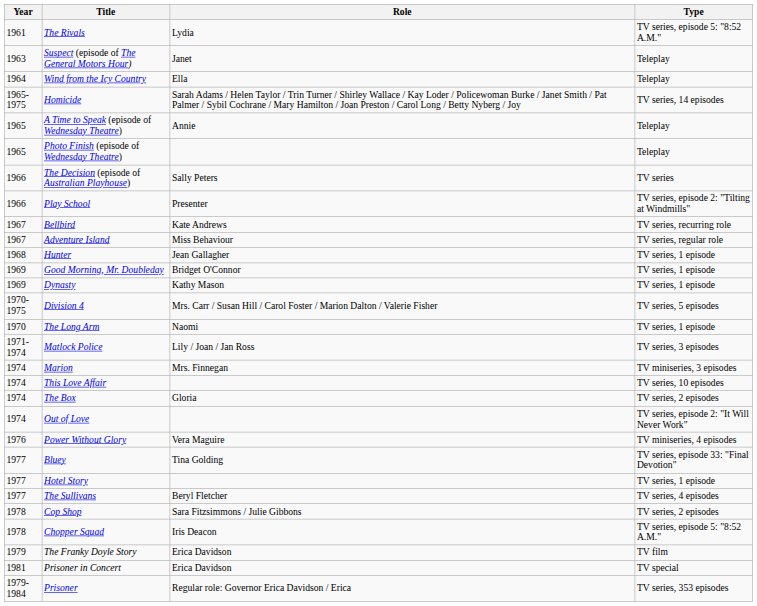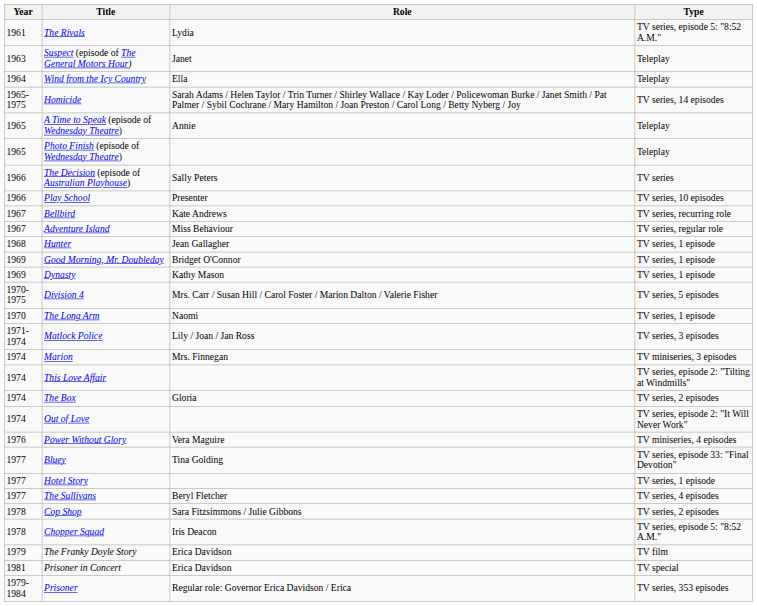(693, 204) TV series, episode 2: "Tilting at Windmills" -> (680, 198) TV series, 10 episodes
(680, 383) TV series, 10 episodes -> (693, 377) TV series, episode 2: "Tilting at Windmills"
